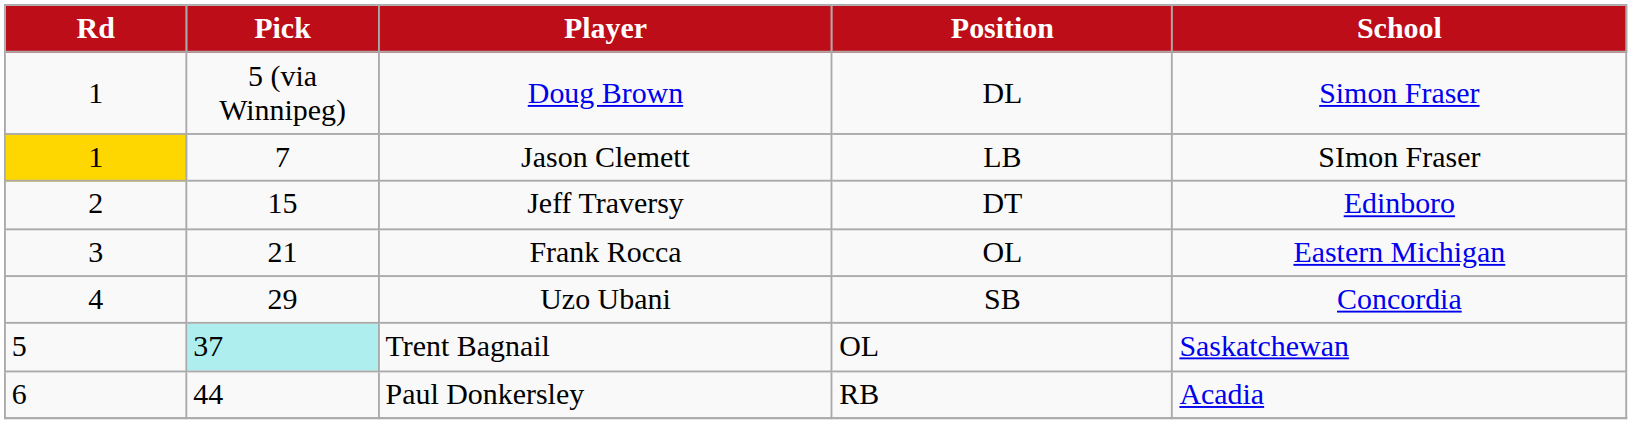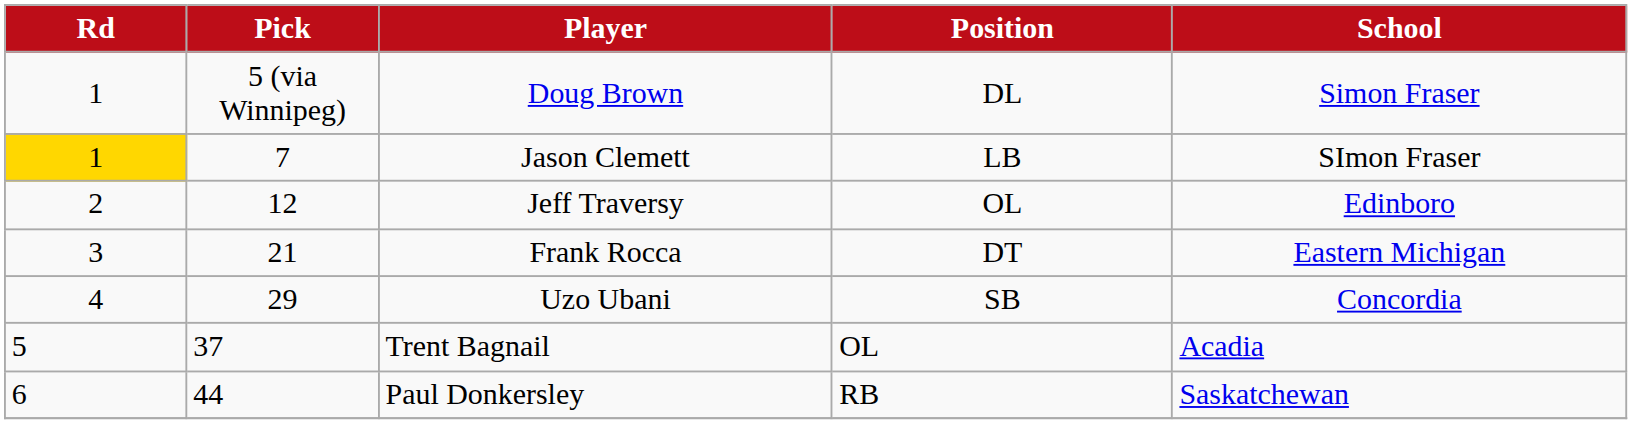(283, 204) 15 -> (283, 204) 12
(1002, 204) DT -> (1002, 204) OL
(1002, 251) OL -> (1002, 251) DT
(208, 346) paleturquoise background -> (208, 346) no background
(1264, 346) Saskatchewan -> (1222, 346) Acadia
(1222, 394) Acadia -> (1264, 394) Saskatchewan
